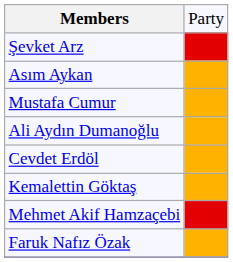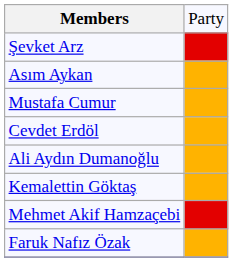rows swapped: (84, 131) <-> (54, 159)
